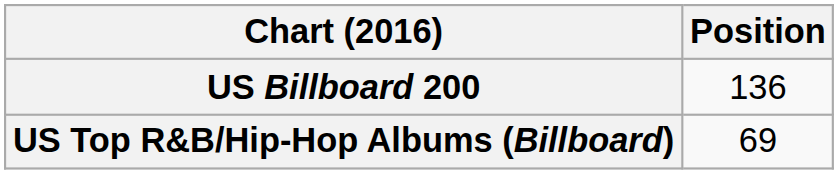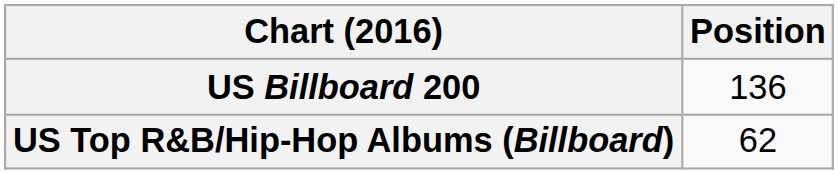(758, 140) 69 -> (758, 140) 62
